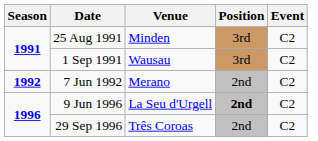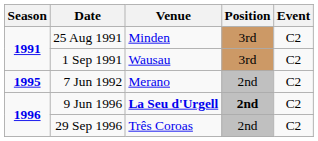(27, 81) 1992 -> (27, 81) 1995
(170, 103) normal -> (173, 103) bold
